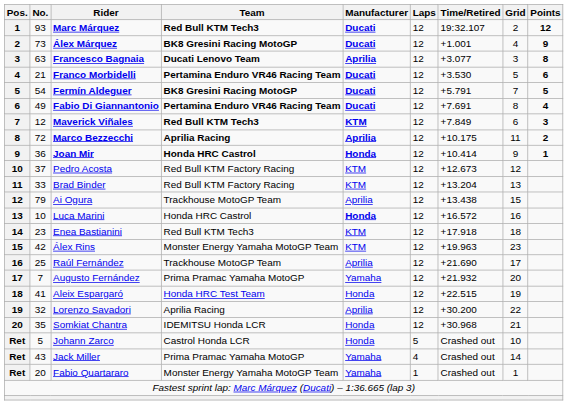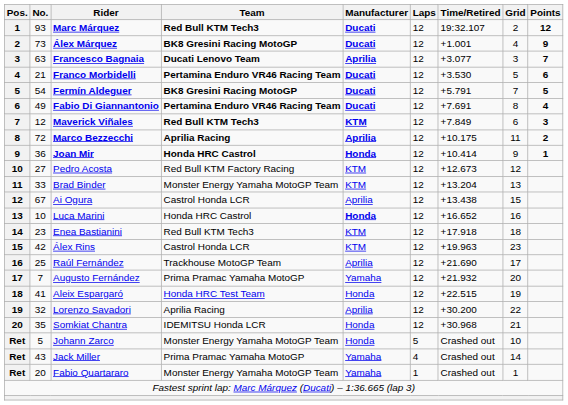(545, 59) 8 -> (545, 59) 7
(40, 168) 37 -> (40, 168) 27
(229, 184) Red Bull KTM Factory Racing -> (251, 184) Monster Energy Yamaha MotoGP Team
(40, 200) 79 -> (40, 200) 67
(222, 200) Trackhouse MotoGP Team -> (207, 200) Castrol Honda LCR
(459, 215) +16.572 -> (459, 215) +16.652
(251, 247) Monster Energy Yamaha MotoGP Team -> (207, 247) Castrol Honda LCR
(207, 340) Castrol Honda LCR -> (251, 340) Monster Energy Yamaha MotoGP Team
